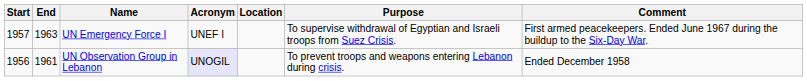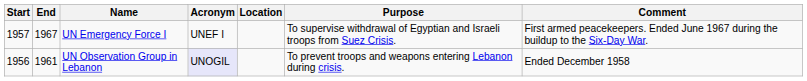(46, 34) 1963 -> (46, 34) 1967
